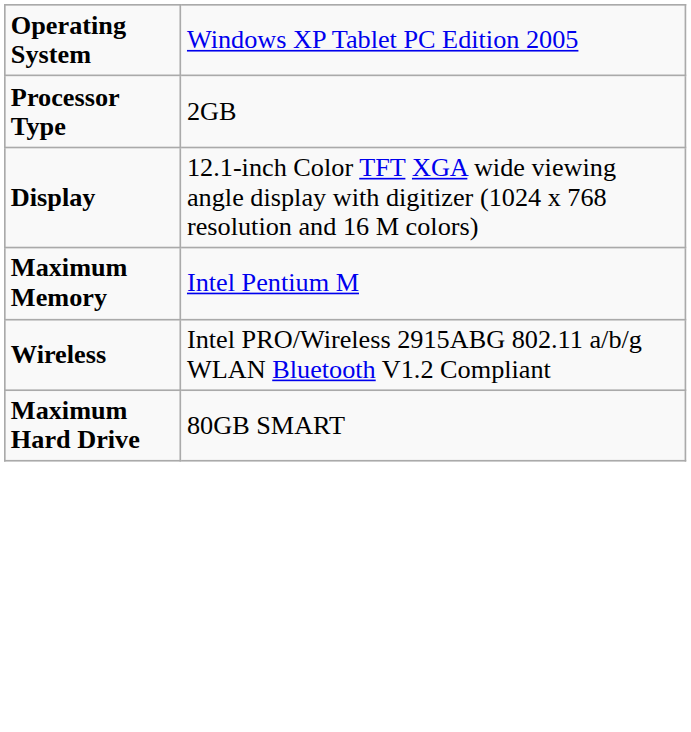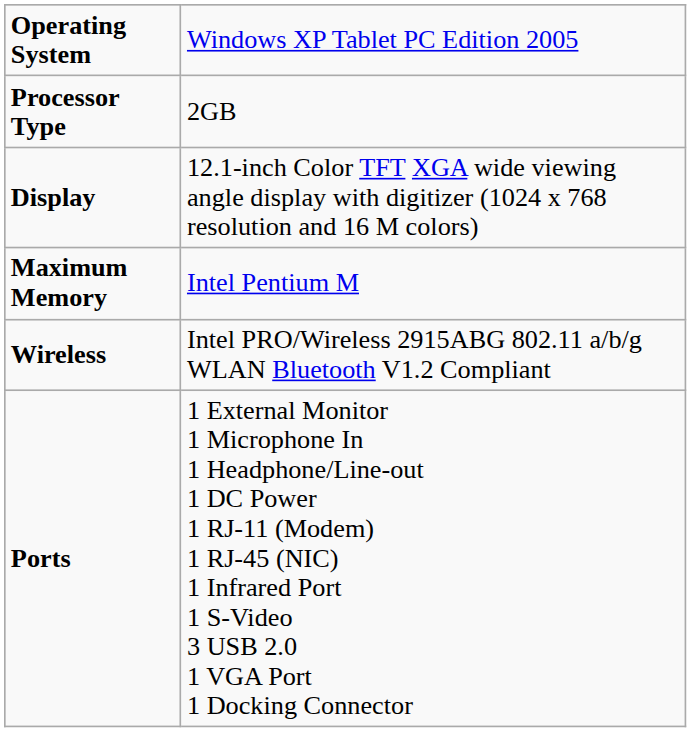- row: (75, 425)
+ row: (41, 558)
